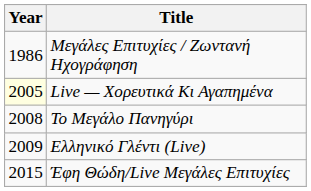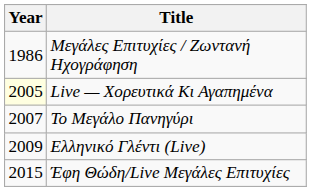(26, 118) 2008 -> (26, 118) 2007
